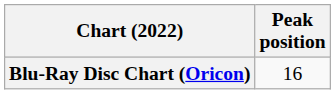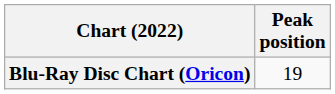(292, 72) 16 -> (292, 72) 19
